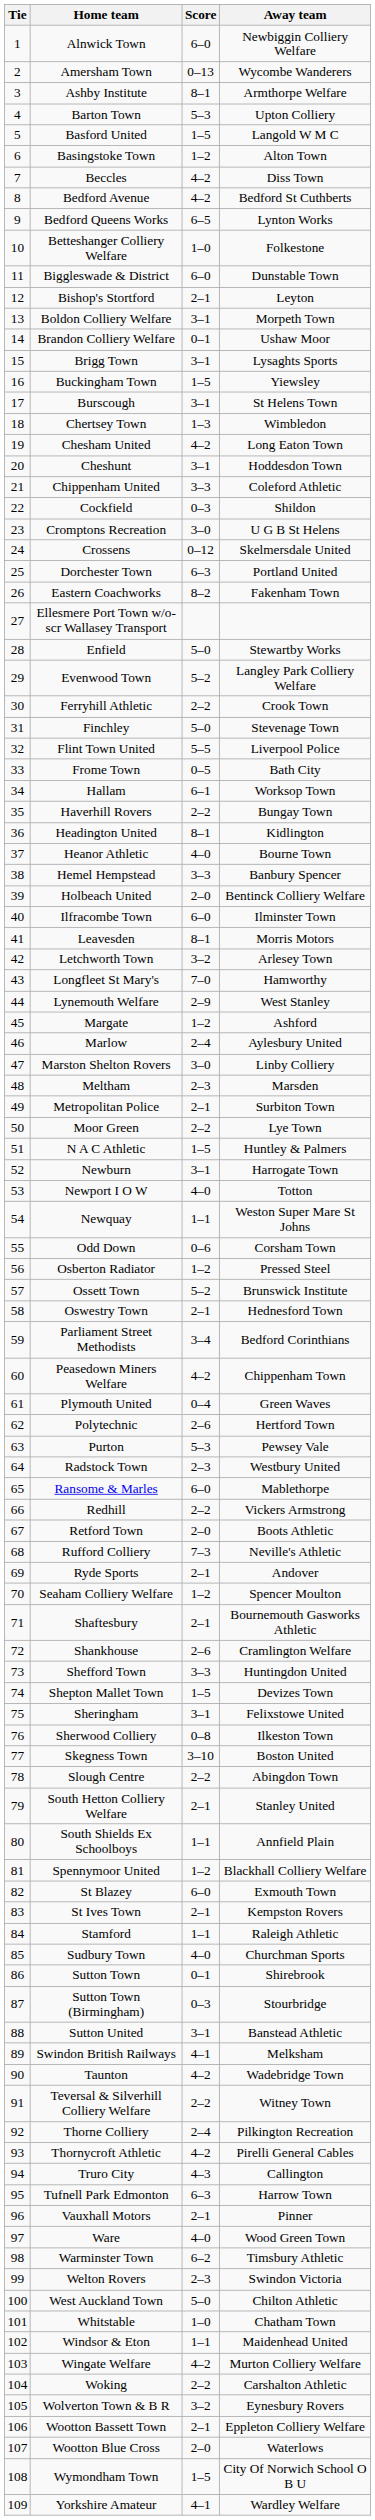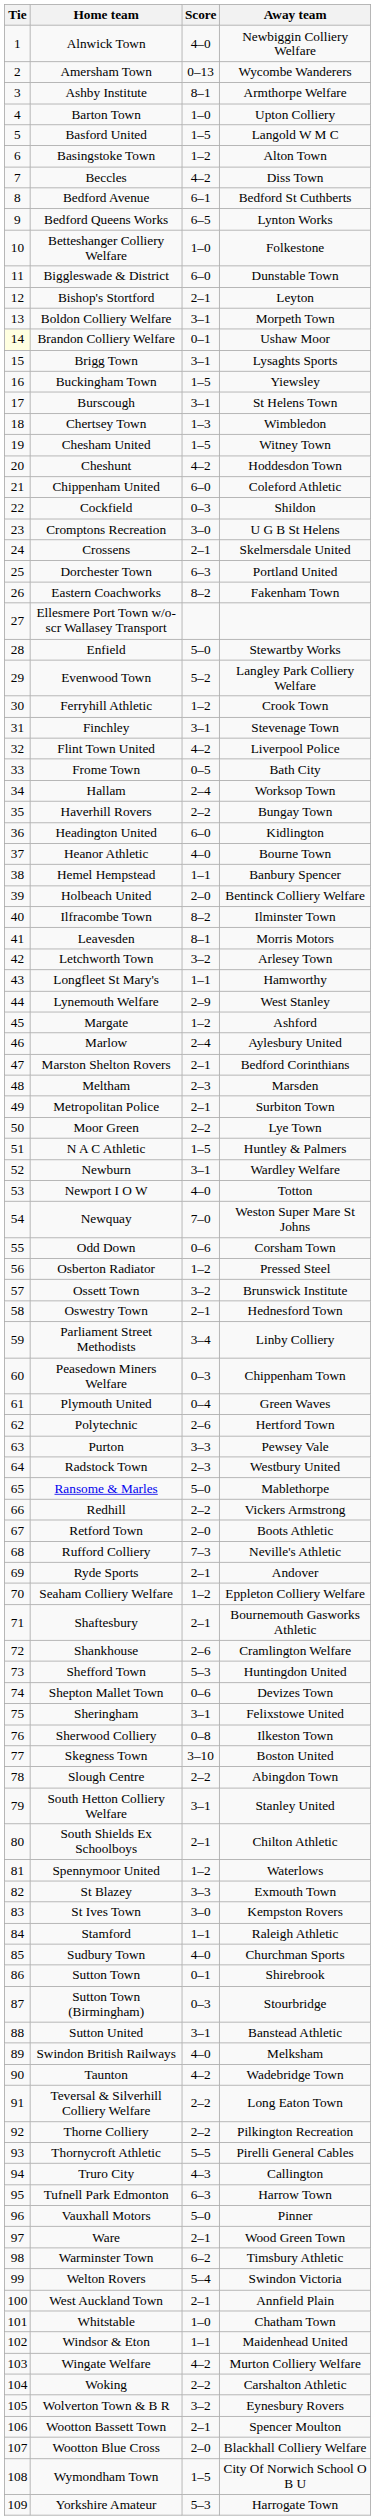(201, 43) 6–0 -> (201, 43) 4–0
(201, 114) 5–3 -> (201, 114) 1–0
(201, 198) 4–2 -> (201, 198) 6–1
(17, 339) no background -> (17, 339) lightyellow background
(201, 445) 4–2 -> (201, 445) 1–5
(295, 445) Long Eaton Town -> (295, 445) Witney Town
(201, 466) 3–1 -> (201, 466) 4–2
(201, 487) 3–3 -> (201, 487) 6–0
(201, 550) 0–12 -> (201, 550) 2–1
(201, 706) 2–2 -> (201, 706) 1–2
(201, 727) 5–0 -> (201, 727) 3–1
(201, 748) 5–5 -> (201, 748) 4–2
(201, 790) 6–1 -> (201, 790) 2–4
(201, 832) 8–1 -> (201, 832) 6–0
(201, 875) 3–3 -> (201, 875) 1–1
(201, 917) 6–0 -> (201, 917) 8–2
(201, 980) 7–0 -> (201, 980) 1–1
(201, 1064) 3–0 -> (201, 1064) 2–1
(295, 1064) Linby Colliery -> (295, 1064) Bedford Corinthians
(295, 1169) Harrogate Town -> (295, 1169) Wardley Welfare
(201, 1219) 1–1 -> (201, 1219) 7–0
(201, 1290) 5–2 -> (201, 1290) 3–2
(295, 1339) Bedford Corinthians -> (295, 1339) Linby Colliery
(201, 1375) 4–2 -> (201, 1375) 0–3
(201, 1446) 5–3 -> (201, 1446) 3–3
(201, 1488) 6–0 -> (201, 1488) 5–0
(295, 1593) Spencer Moulton -> (295, 1593) Eppleton Colliery Welfare
(201, 1672) 3–3 -> (201, 1672) 5–3
(201, 1693) 1–5 -> (201, 1693) 0–6
(201, 1805) 2–1 -> (201, 1805) 3–1
(201, 1841) 1–1 -> (201, 1841) 2–1
(295, 1841) Annfield Plain -> (295, 1841) Chilton Athletic
(295, 1870) Blackhall Colliery Welfare -> (295, 1870) Waterlows
(201, 1891) 6–0 -> (201, 1891) 3–3
(201, 1912) 2–1 -> (201, 1912) 3–0
(201, 2053) 4–1 -> (201, 2053) 4–0
(295, 2103) Witney Town -> (295, 2103) Long Eaton Town
(201, 2131) 2–4 -> (201, 2131) 2–2
(201, 2153) 4–2 -> (201, 2153) 5–5
(201, 2216) 2–1 -> (201, 2216) 5–0
(201, 2237) 4–0 -> (201, 2237) 2–1
(201, 2279) 2–3 -> (201, 2279) 5–4
(201, 2300) 5–0 -> (201, 2300) 2–1
(295, 2300) Chilton Athletic -> (295, 2300) Annfield Plain
(295, 2426) Eppleton Colliery Welfare -> (295, 2426) Spencer Moulton
(295, 2447) Waterlows -> (295, 2447) Blackhall Colliery Welfare
(201, 2504) 4–1 -> (201, 2504) 5–3
(295, 2504) Wardley Welfare -> (295, 2504) Harrogate Town
